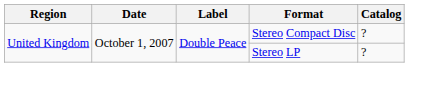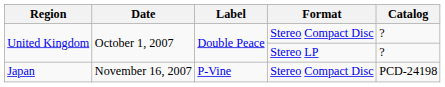+ row: (21, 71)
